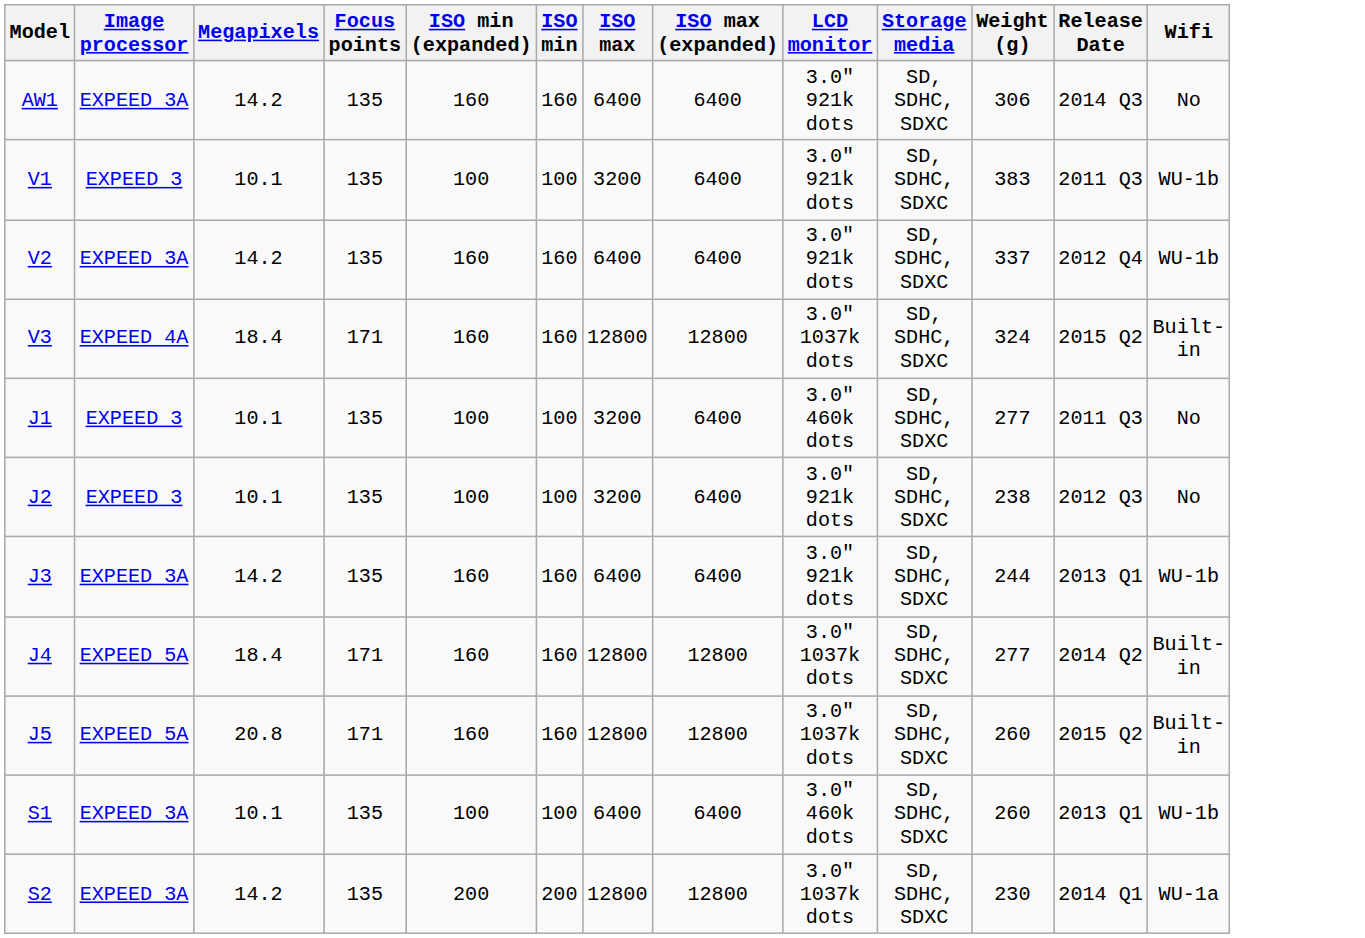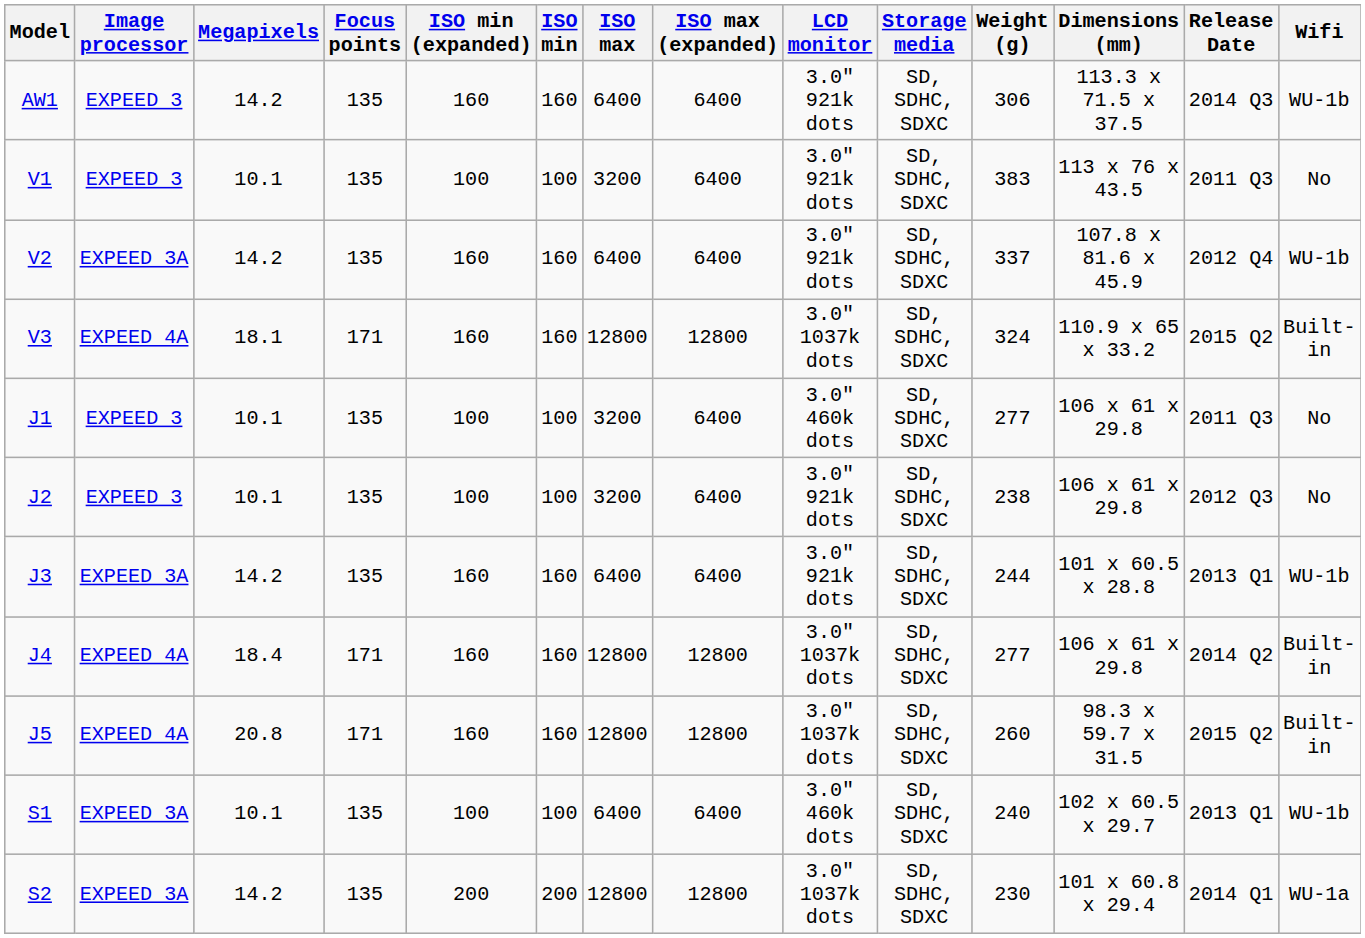+ column: (1119, 33)
(134, 101) EXPEED 3A -> (134, 101) EXPEED 3
(1189, 101) No -> (1319, 101) WU-1b
(1189, 180) WU-1b -> (1319, 180) No
(259, 339) 18.4 -> (259, 339) 18.1
(134, 656) EXPEED 5A -> (134, 656) EXPEED 4A
(134, 735) EXPEED 5A -> (134, 735) EXPEED 4A
(1012, 815) 260 -> (1012, 815) 240
